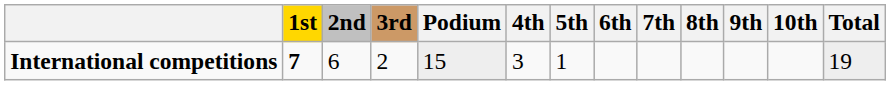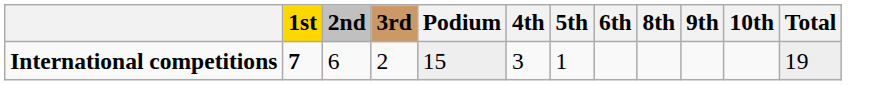- column: (659, 23)
